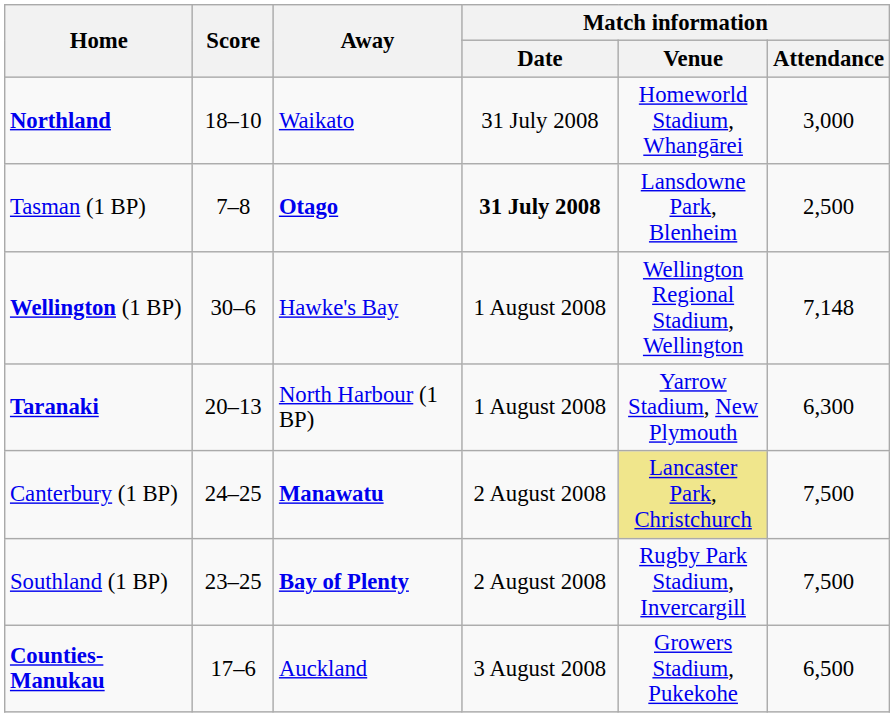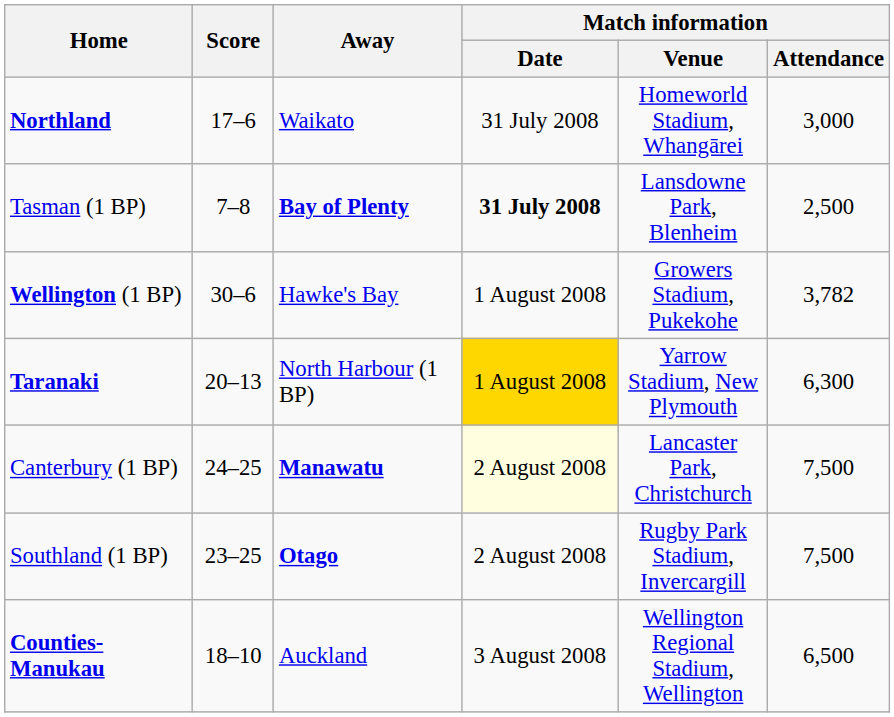(233, 120) 18–10 -> (233, 120) 17–6
(309, 207) Otago -> (344, 207) Bay of Plenty
(693, 307) Wellington Regional Stadium, Wellington -> (693, 294) Growers Stadium, Pukekohe
(829, 307) 7,148 -> (829, 294) 3,782
(540, 407) no background -> (540, 381) gold background
(540, 494) no background -> (540, 468) lightyellow background
(693, 494) khaki background -> (693, 468) no background
(344, 581) Bay of Plenty -> (309, 555) Otago
(233, 668) 17–6 -> (233, 655) 18–10
(693, 668) Growers Stadium, Pukekohe -> (693, 655) Wellington Regional Stadium, Wellington
